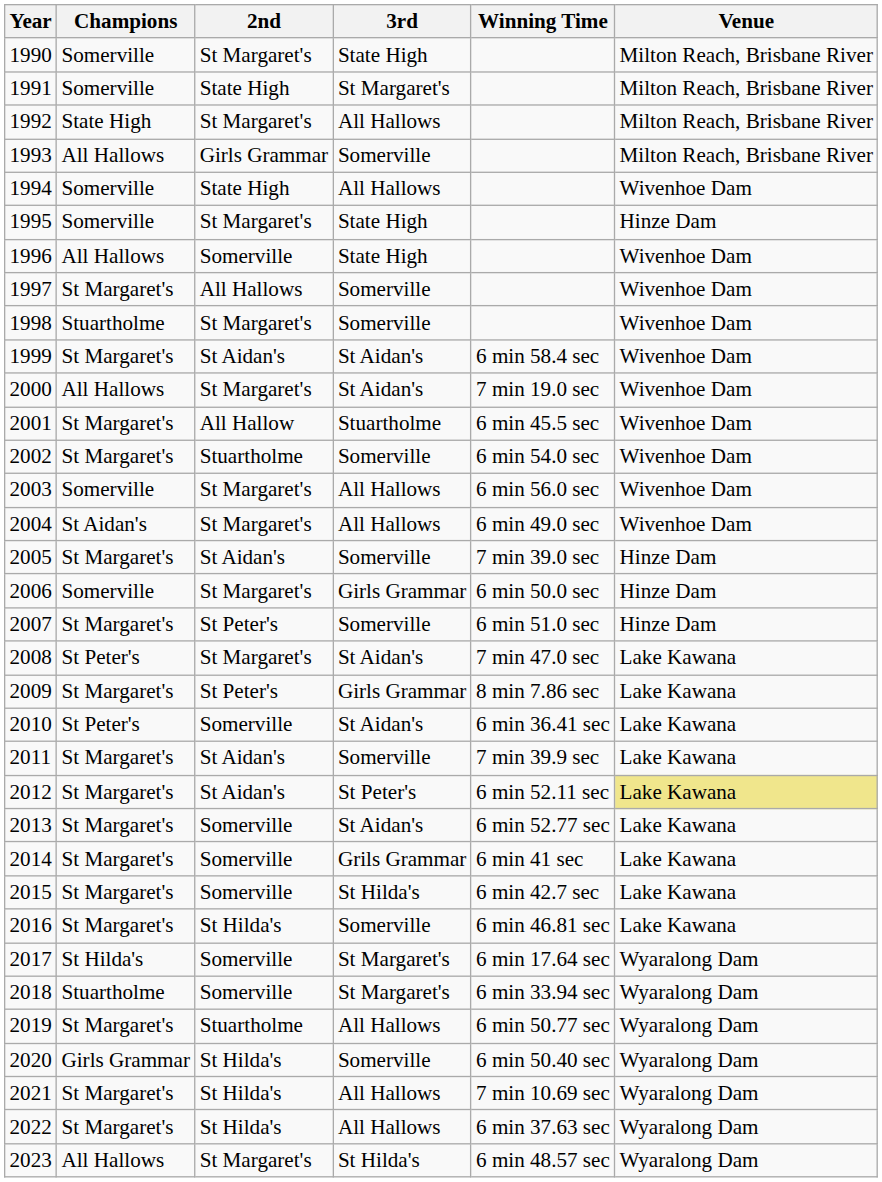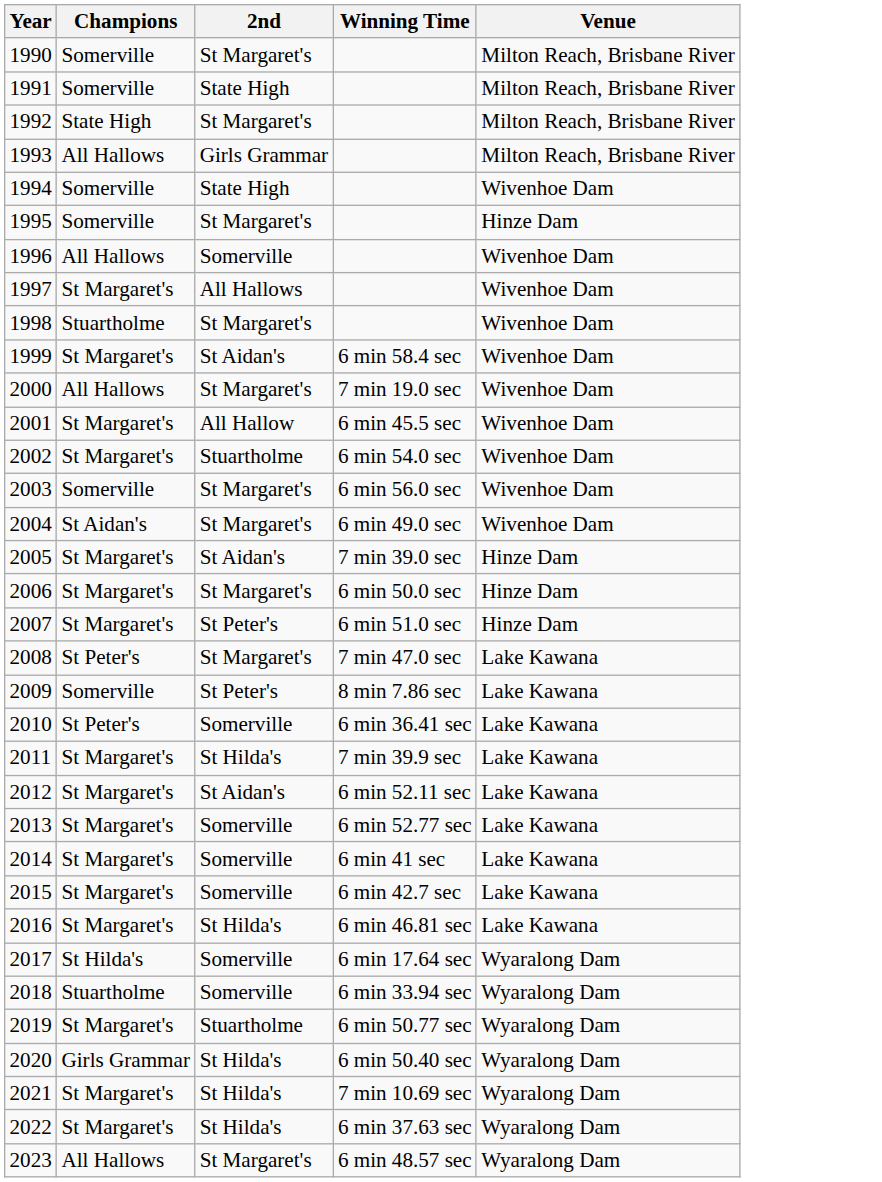- column: (402, 21)
(108, 590) Somerville -> (117, 590) St Margaret's
(117, 691) St Margaret's -> (108, 691) Somerville
(242, 758) St Aidan's -> (241, 758) St Hilda's
(678, 791) khaki background -> (540, 791) no background
